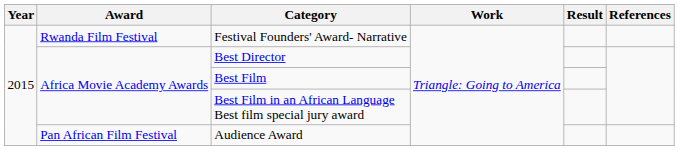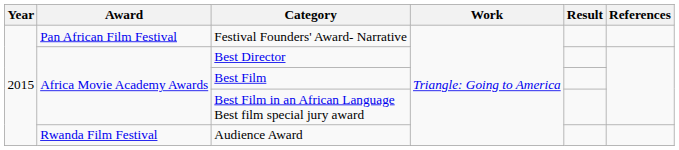(99, 36) Rwanda Film Festival -> (109, 36) Pan African Film Festival
(109, 135) Pan African Film Festival -> (99, 135) Rwanda Film Festival
